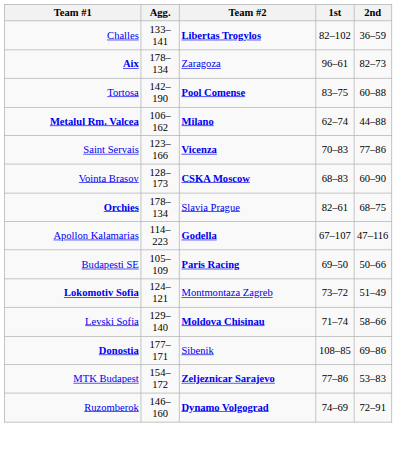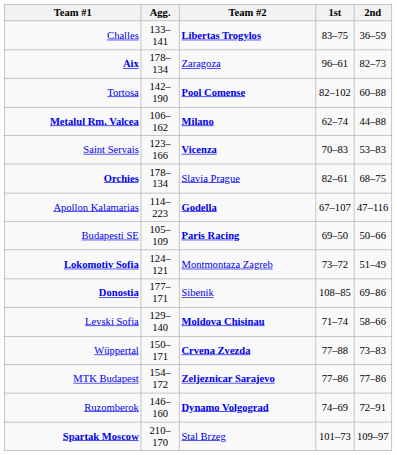(335, 35) 82–102 -> (335, 35) 83–75
(335, 92) 83–75 -> (335, 92) 82–102
(373, 150) 77–86 -> (373, 150) 53–83
- row: (109, 178)
rows swapped: (119, 350) <-> (112, 321)
+ row: (116, 350)
(373, 379) 53–83 -> (373, 379) 77–86
+ row: (101, 436)
